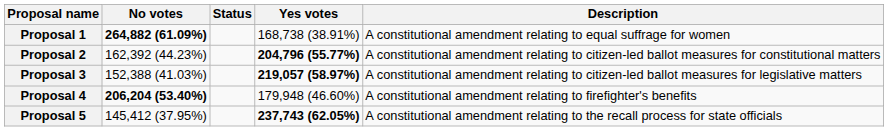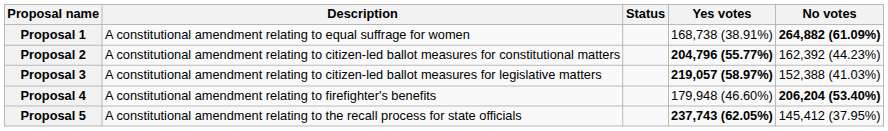columns swapped: (623, 14) <-> (156, 14)
